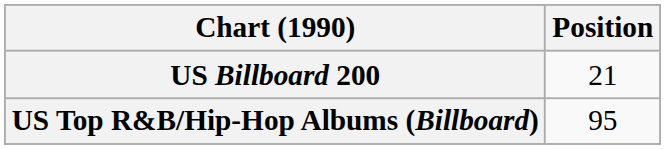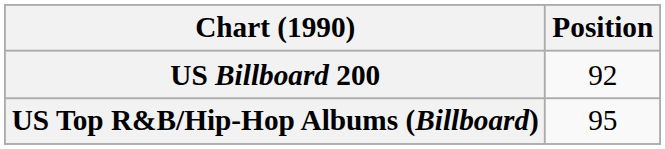(603, 74) 21 -> (603, 74) 92
